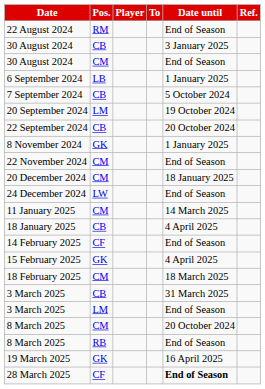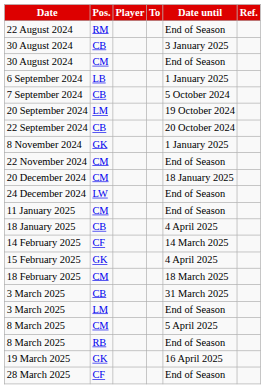(197, 210) 14 March 2025 -> (195, 210) End of Season
(195, 243) End of Season -> (197, 243) 14 March 2025
(200, 326) 20 October 2024 -> (191, 326) 5 April 2025
(197, 375) bold -> (195, 375) normal
